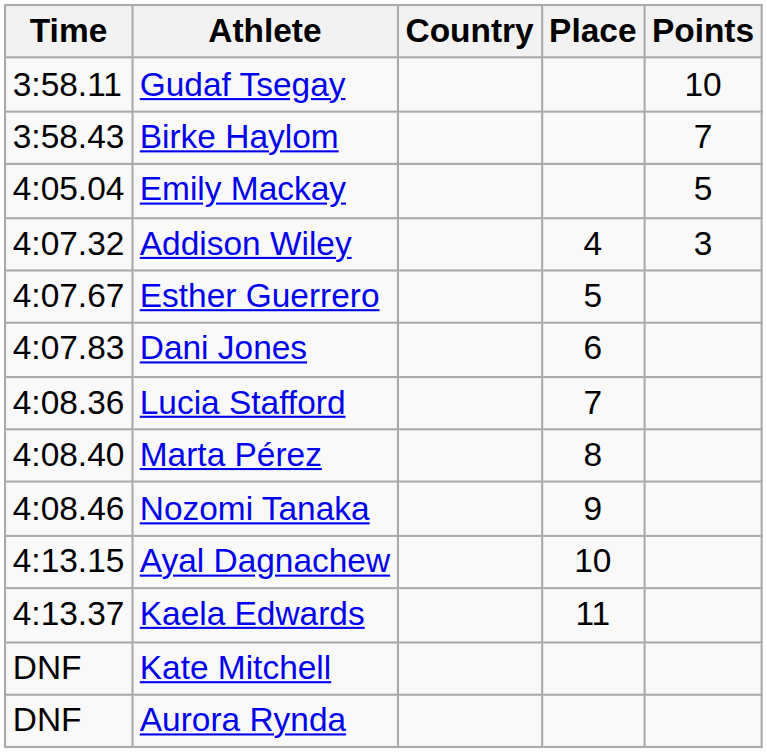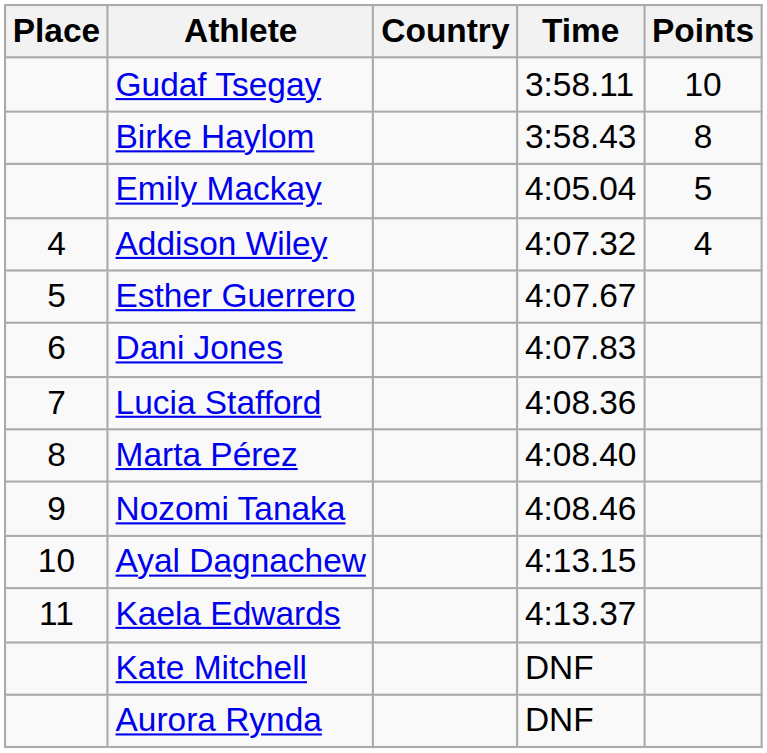columns swapped: (593, 31) <-> (69, 31)
(703, 137) 7 -> (703, 137) 8
(703, 243) 3 -> (703, 243) 4
